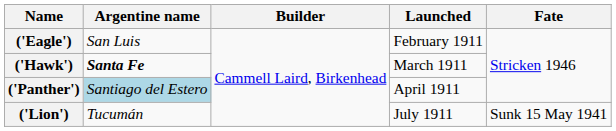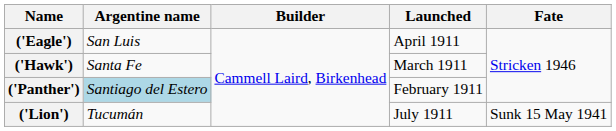(438, 41) February 1911 -> (427, 41) April 1911
(116, 65) bold -> (114, 65) normal
(427, 89) April 1911 -> (438, 89) February 1911
